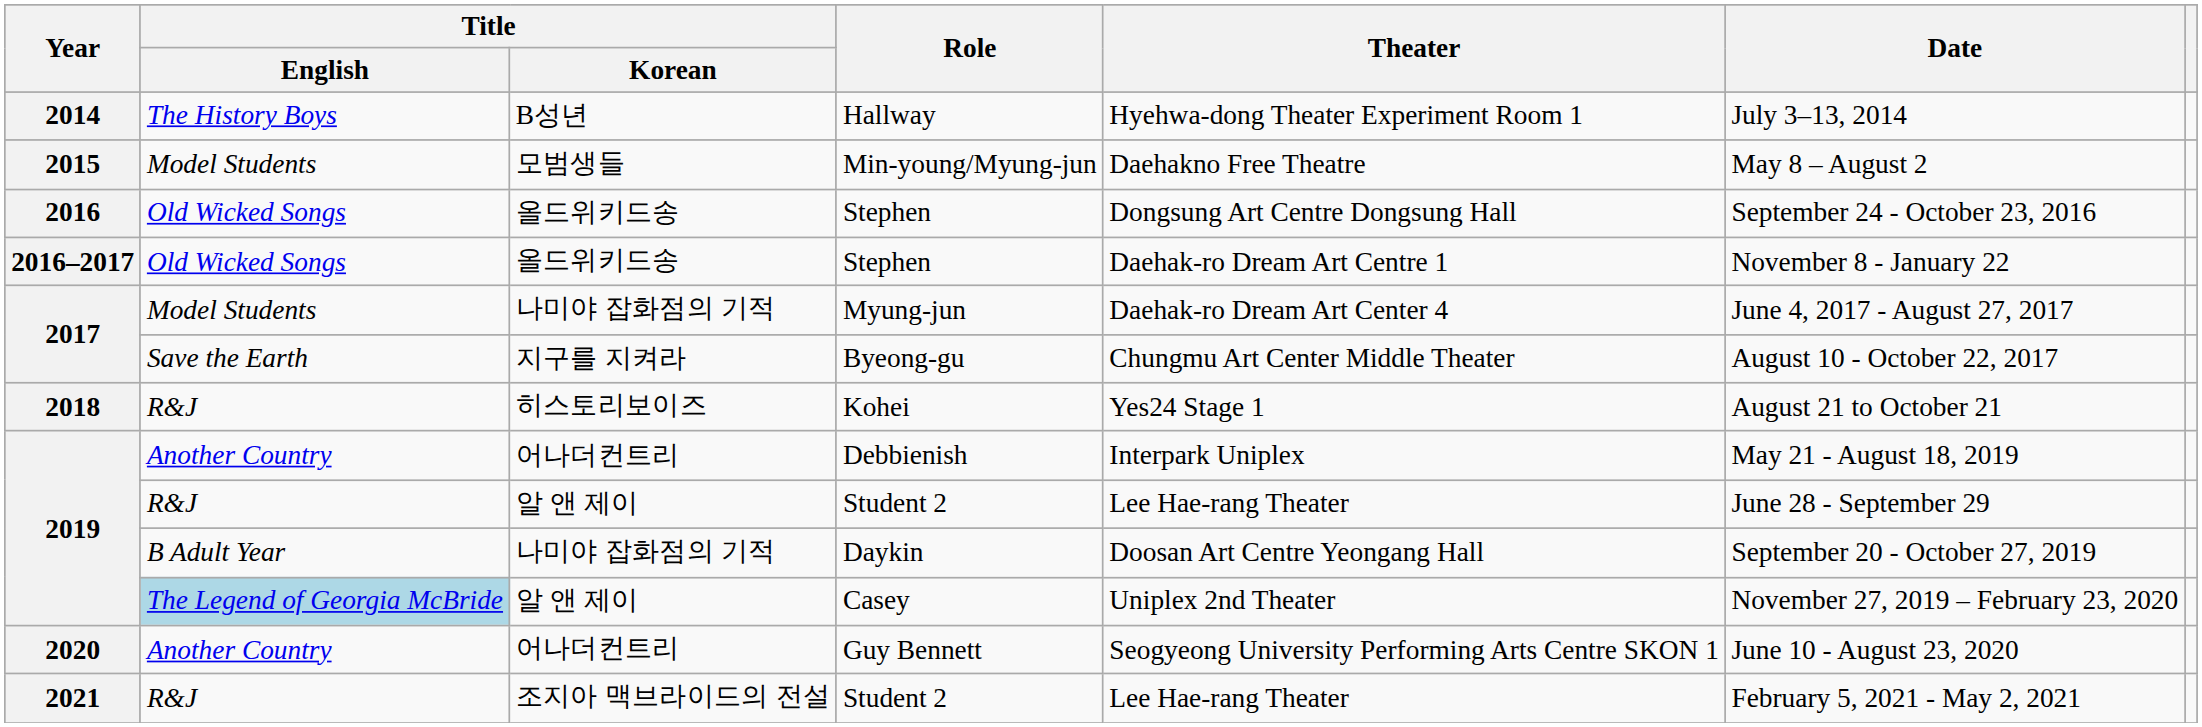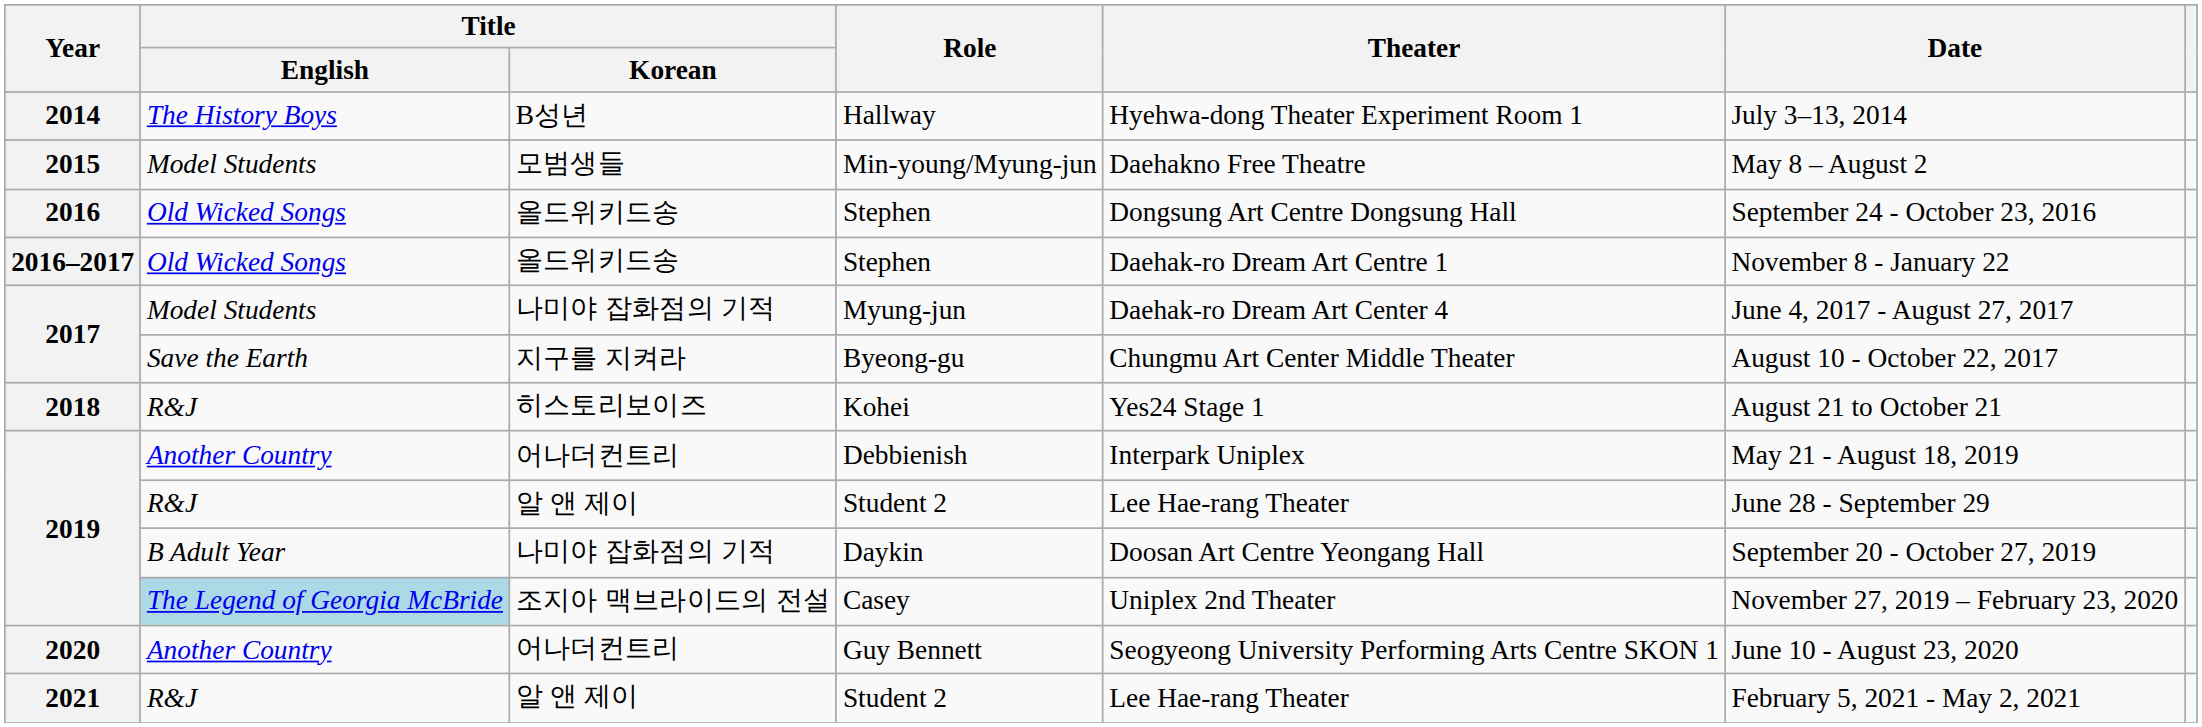(577, 599) 알 앤 제이 -> (673, 599) 조지아 맥브라이드의 전설
(673, 696) 조지아 맥브라이드의 전설 -> (577, 696) 알 앤 제이
